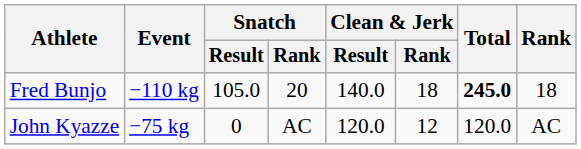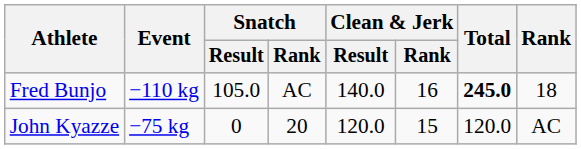(297, 90) 20 -> (297, 90) AC
(427, 90) 18 -> (427, 90) 16
(297, 126) AC -> (297, 126) 20
(427, 126) 12 -> (427, 126) 15
